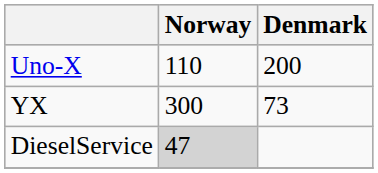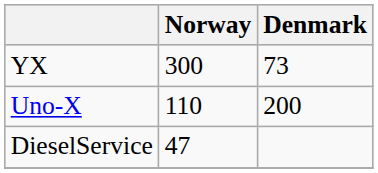rows swapped: (29, 106) <-> (46, 65)
(177, 146) lightgrey background -> (177, 146) no background
